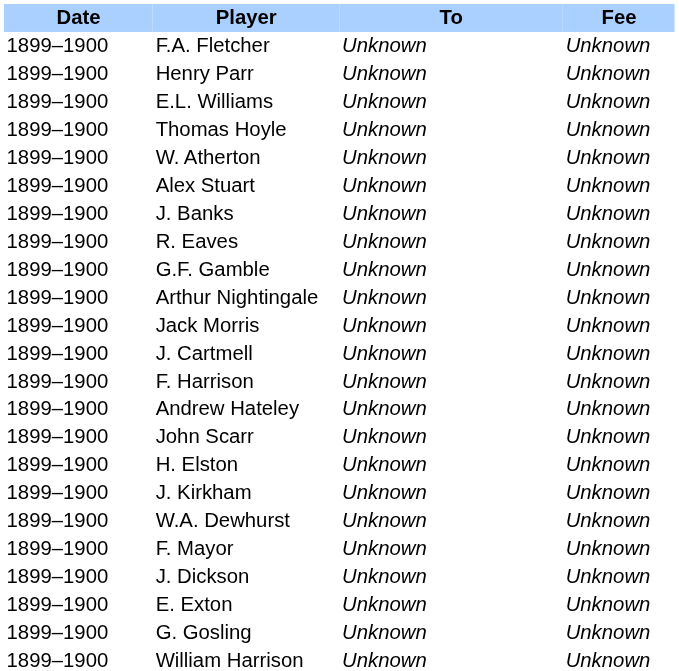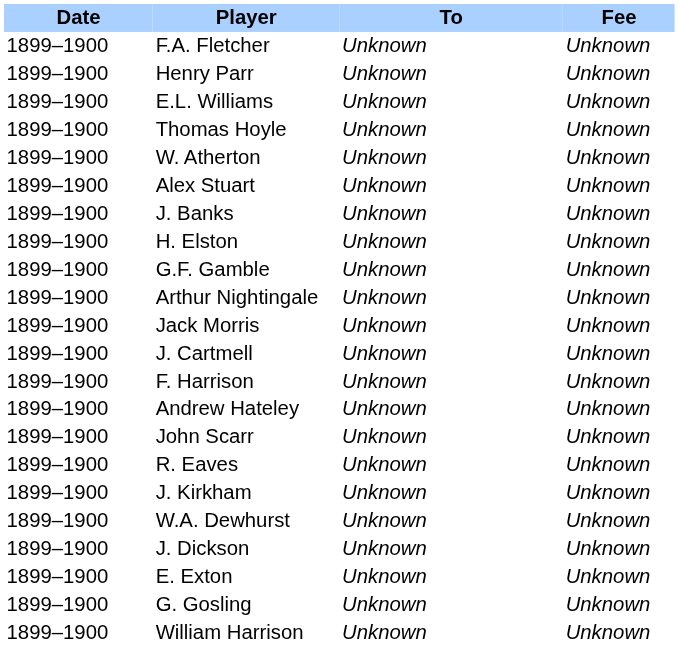rows swapped: (197, 464) <-> (197, 241)
- row: (195, 548)
